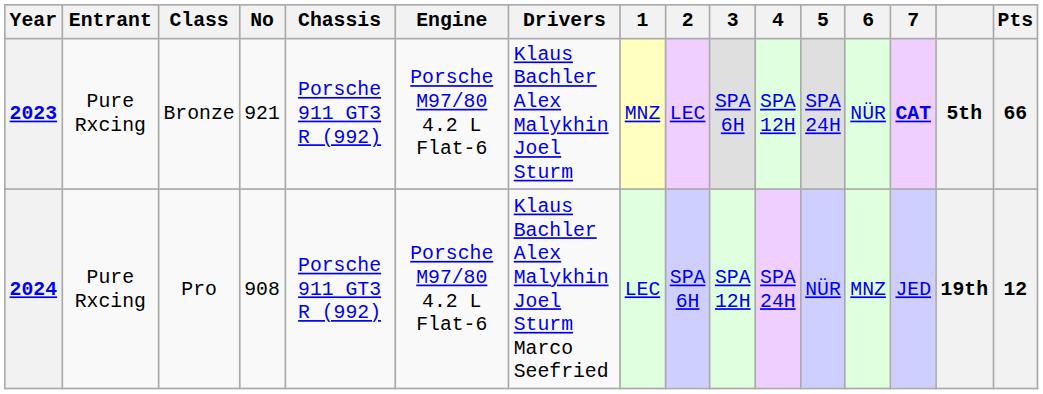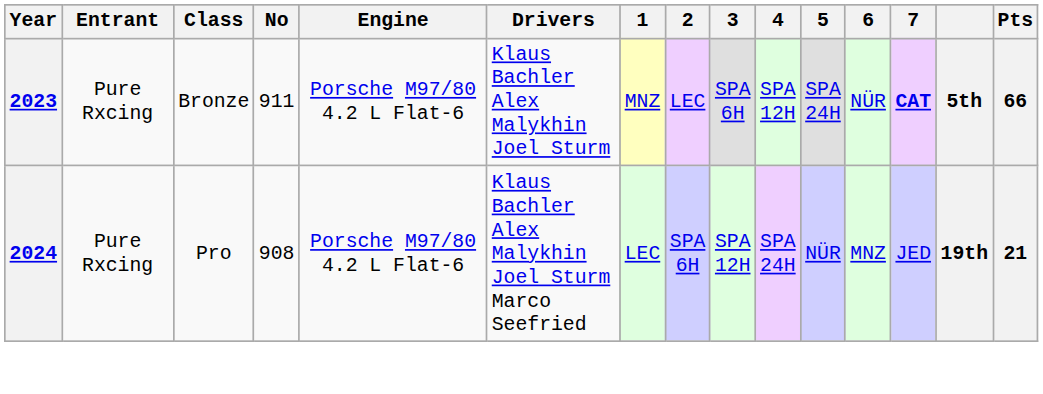- column: (340, 21)
(262, 114) 921 -> (277, 102) 911
(1015, 289) 12 -> (1015, 253) 21
